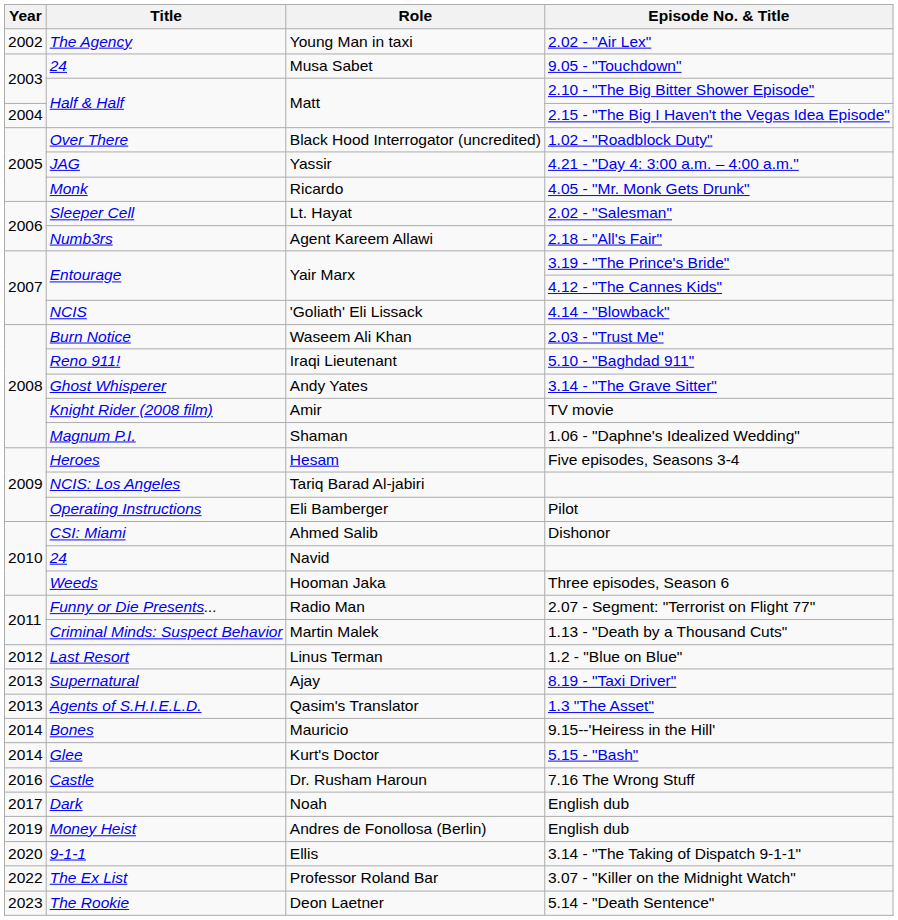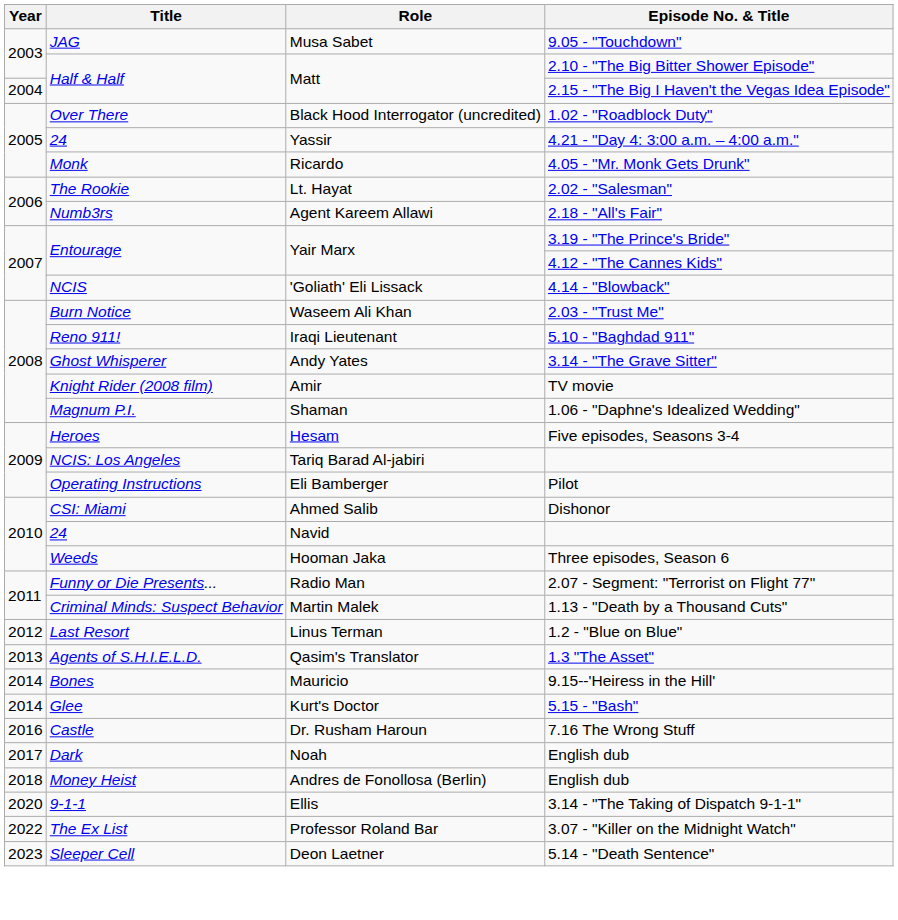- row: (351, 41)
(58, 66) 24 -> (65, 41) JAG
(65, 164) JAG -> (58, 139) 24
(92, 213) Sleeper Cell -> (89, 189) The Rookie
- row: (305, 681)
(25, 829) 2019 -> (25, 779) 2018
(89, 902) The Rookie -> (92, 853) Sleeper Cell
